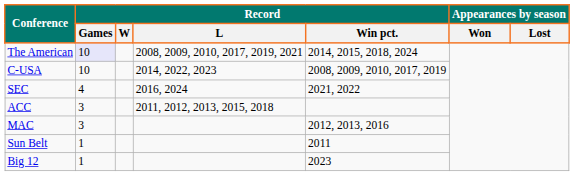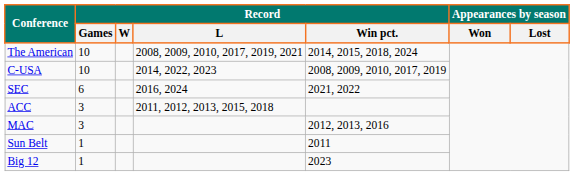(84, 52) lavender background -> (84, 52) no background
(81, 88) 4 -> (81, 88) 6
